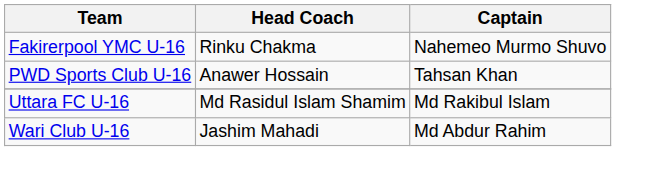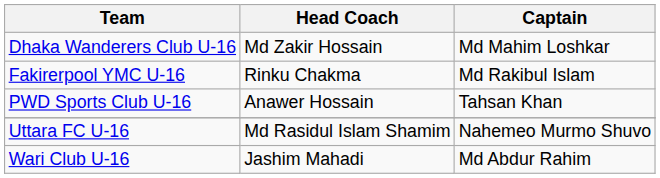+ row: (122, 46)
(510, 46) Nahemeo Murmo Shuvo -> (527, 74) Md Rakibul Islam
(482, 103) Md Rakibul Islam -> (555, 131) Nahemeo Murmo Shuvo
